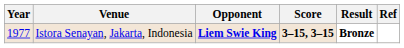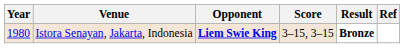(19, 33) 1977 -> (19, 33) 1980
(308, 33) bold -> (308, 33) normal
